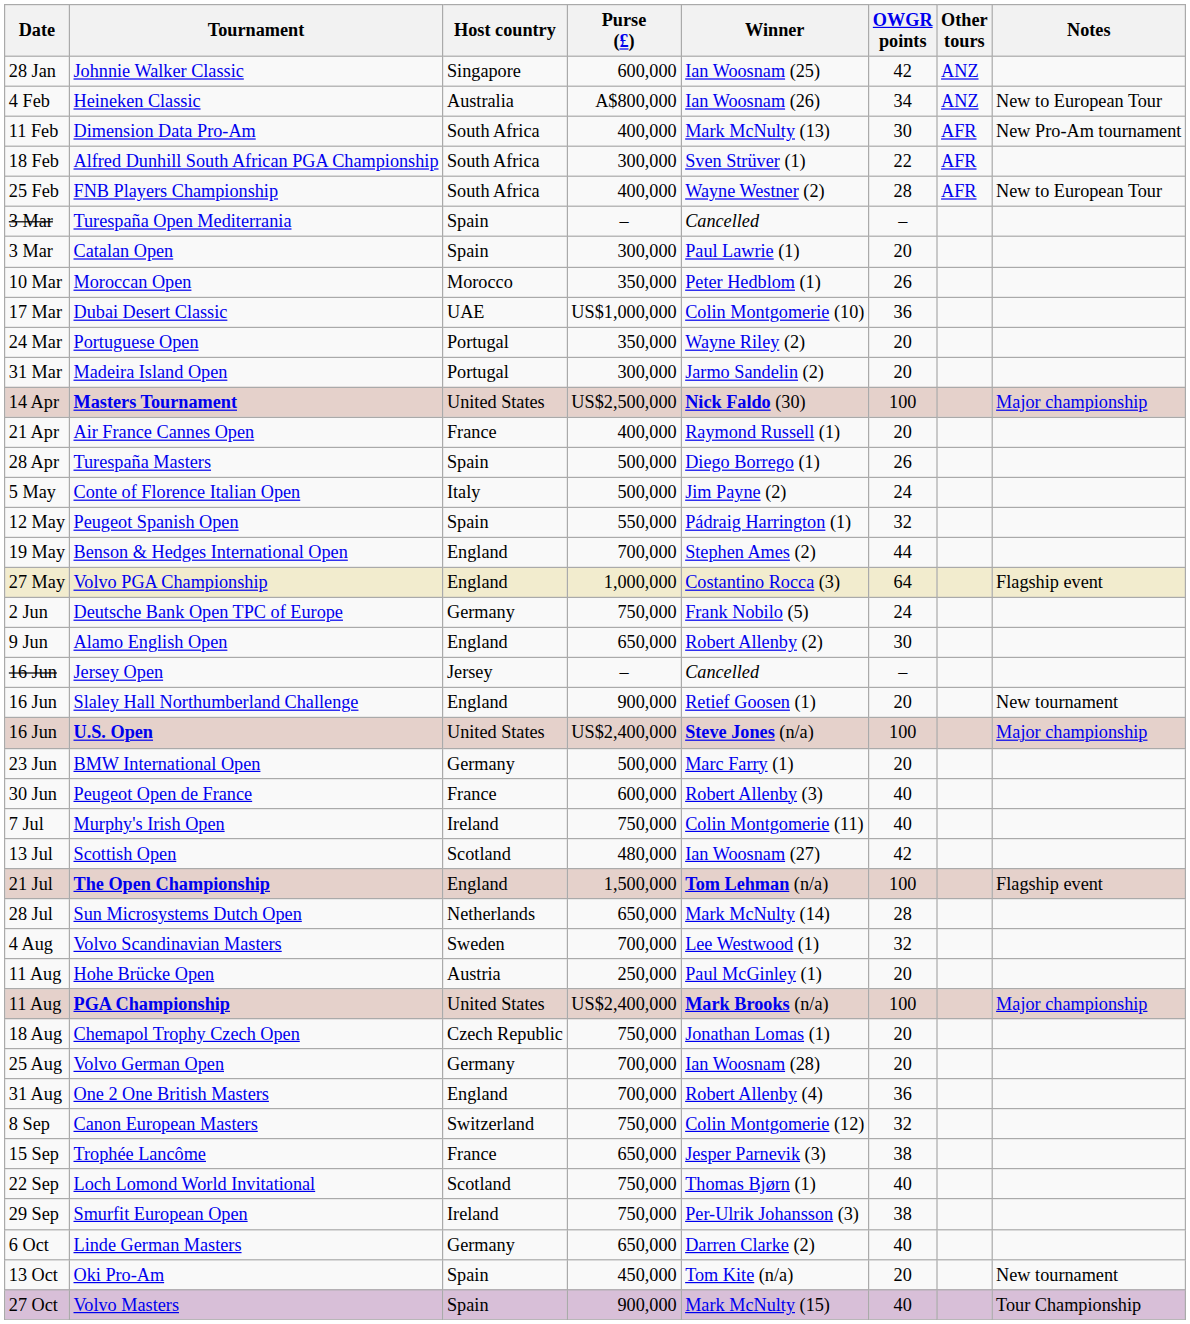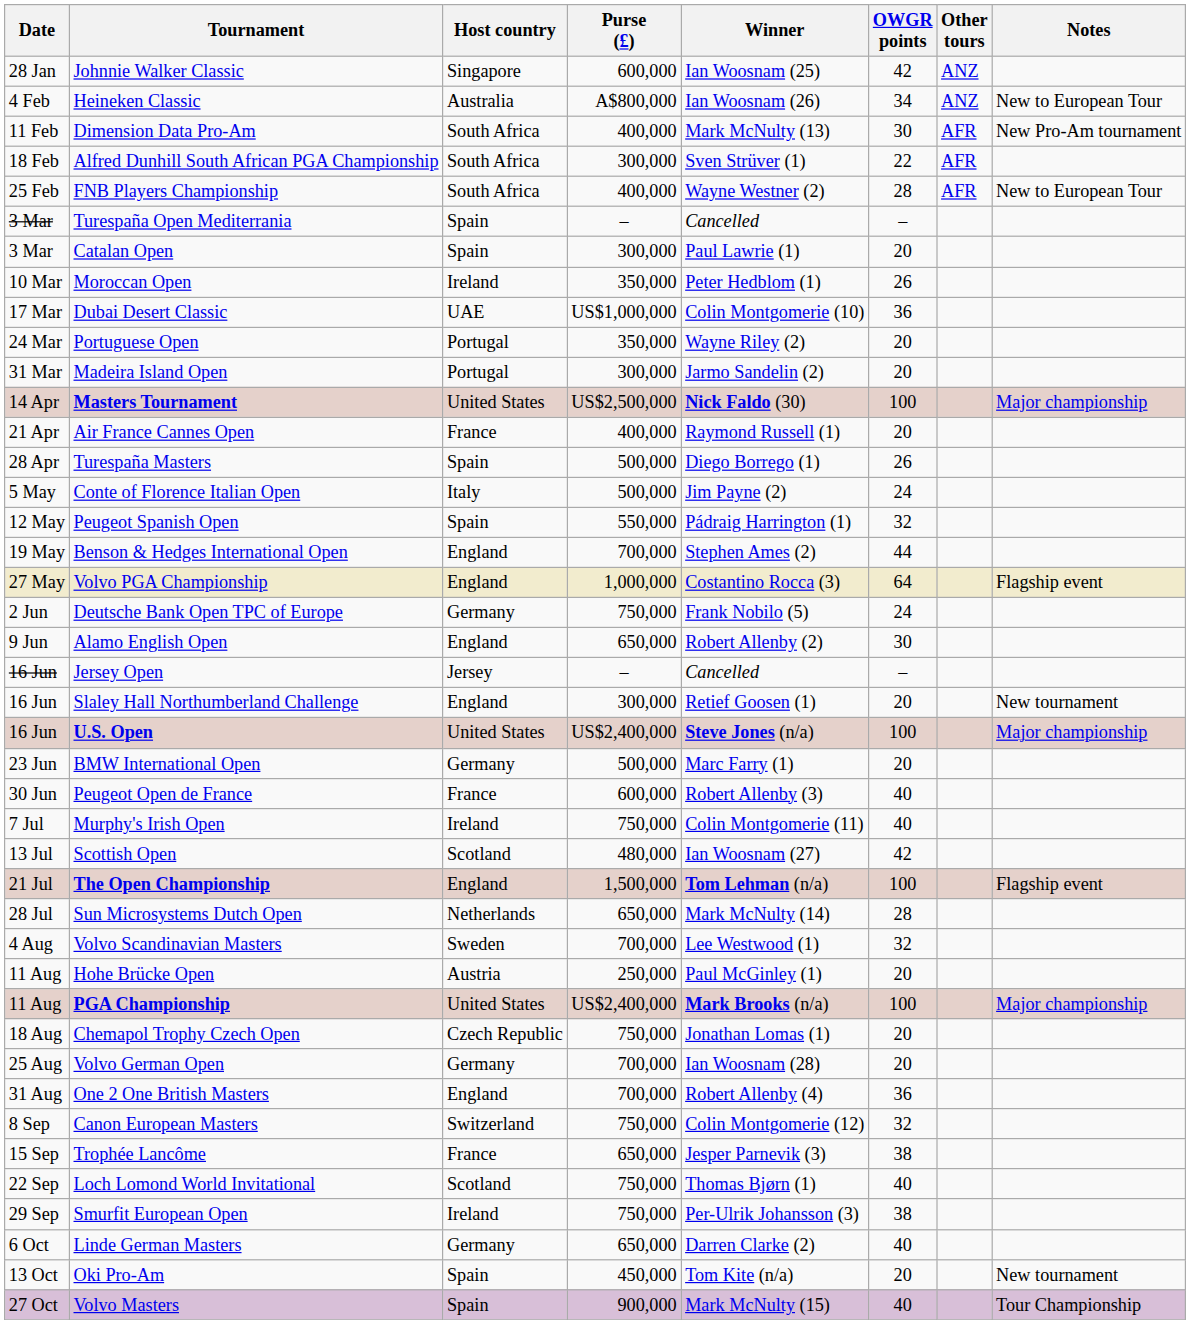(480, 281) Morocco -> (473, 281) Ireland
(647, 702) 900,000 -> (647, 702) 300,000
